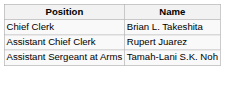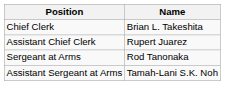+ row: (44, 57)
